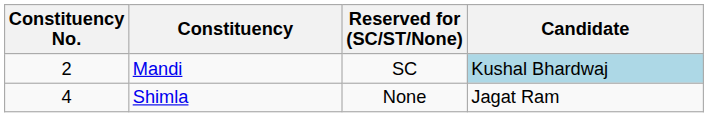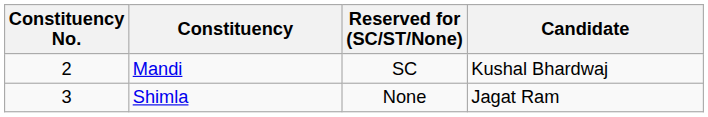(540, 68) lightblue background -> (540, 68) no background
(67, 97) 4 -> (67, 97) 3
